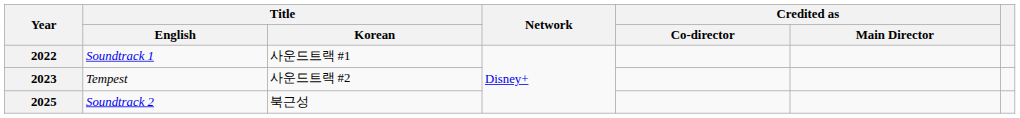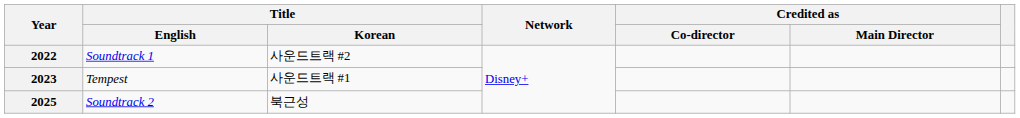(310, 56) 사운드트랙 #1 -> (310, 56) 사운드트랙 #2
(310, 78) 사운드트랙 #2 -> (310, 78) 사운드트랙 #1
